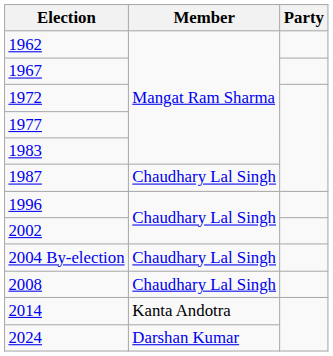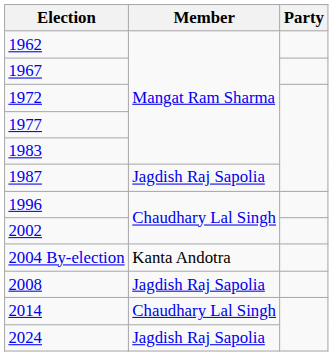(204, 177) Chaudhary Lal Singh -> (199, 177) Jagdish Raj Sapolia
(204, 257) Chaudhary Lal Singh -> (182, 257) Kanta Andotra
(204, 284) Chaudhary Lal Singh -> (199, 284) Jagdish Raj Sapolia
(182, 310) Kanta Andotra -> (204, 310) Chaudhary Lal Singh
(186, 337) Darshan Kumar -> (199, 337) Jagdish Raj Sapolia
